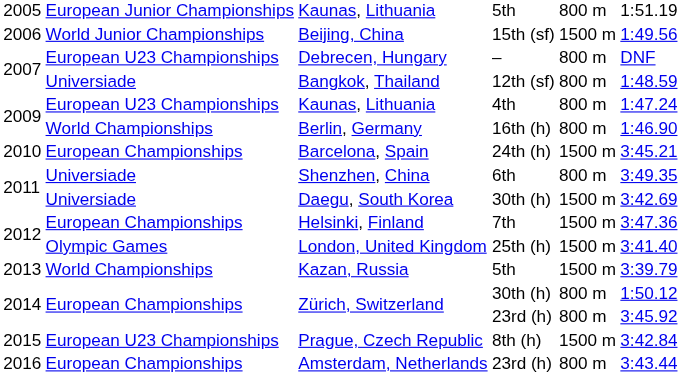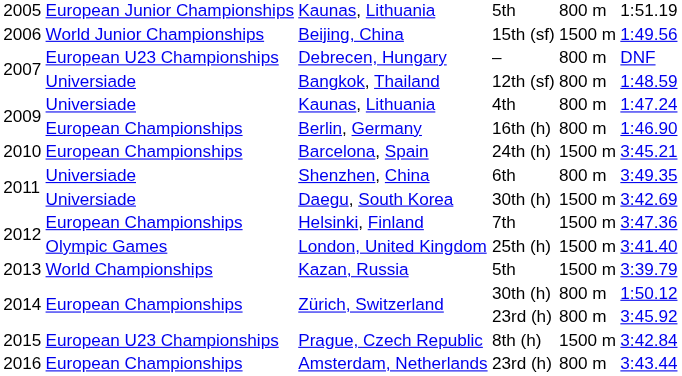(162, 104) European U23 Championships -> (91, 104) Universiade
(129, 128) World Championships -> (144, 128) European Championships
